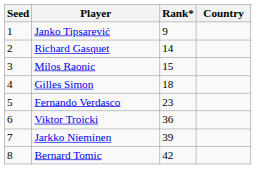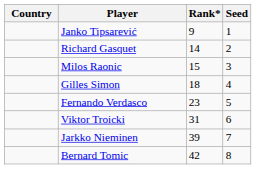columns swapped: (224, 13) <-> (18, 13)
(168, 119) 36 -> (194, 119) 31
